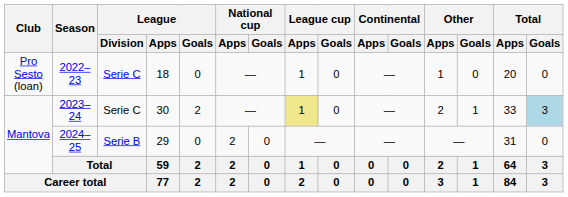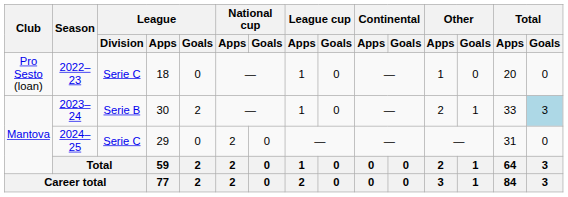(122, 110) Serie C -> (122, 110) Serie B
(302, 110) khaki background -> (302, 110) no background
(122, 141) Serie B -> (122, 141) Serie C
